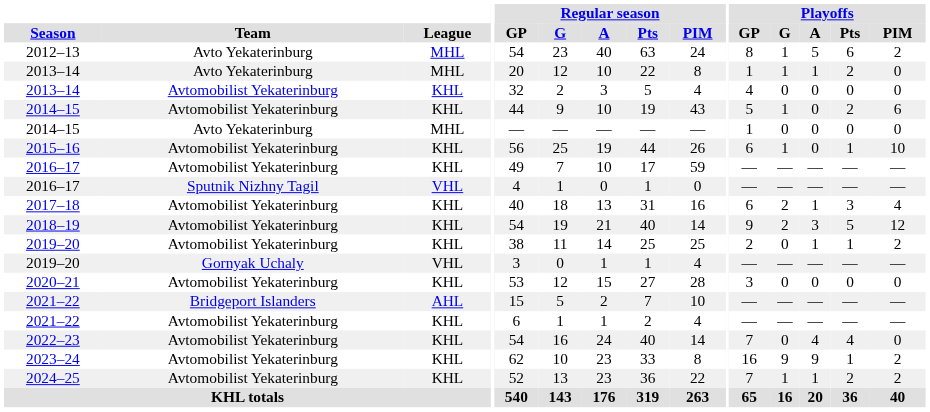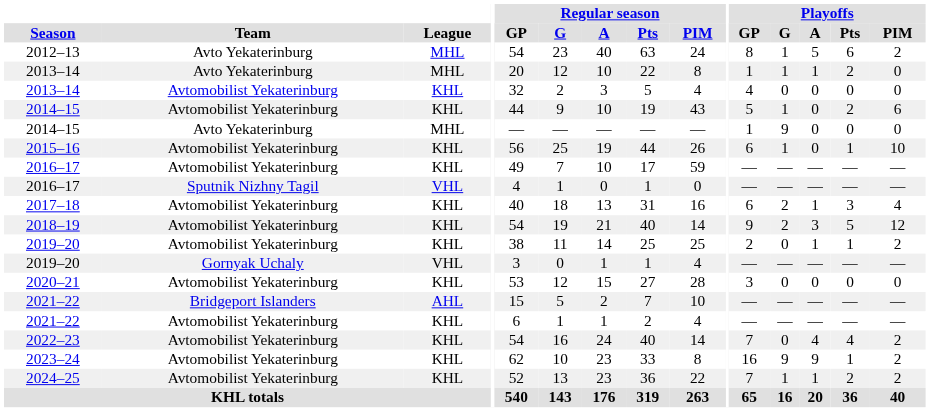(785, 128) 0 -> (785, 128) 9
(898, 340) 0 -> (898, 340) 2
